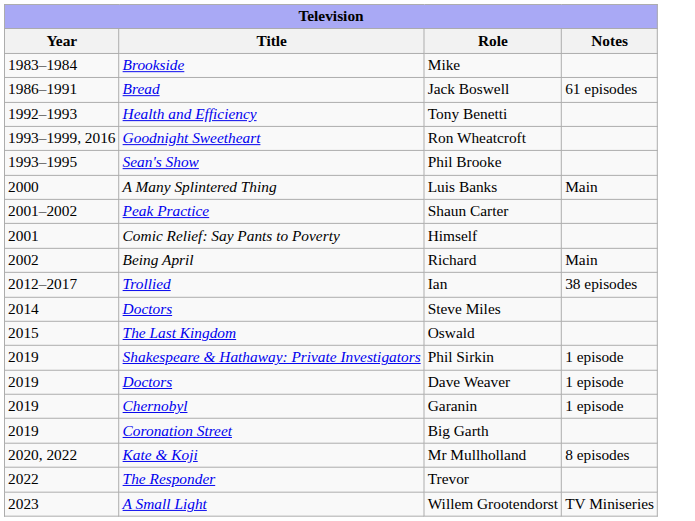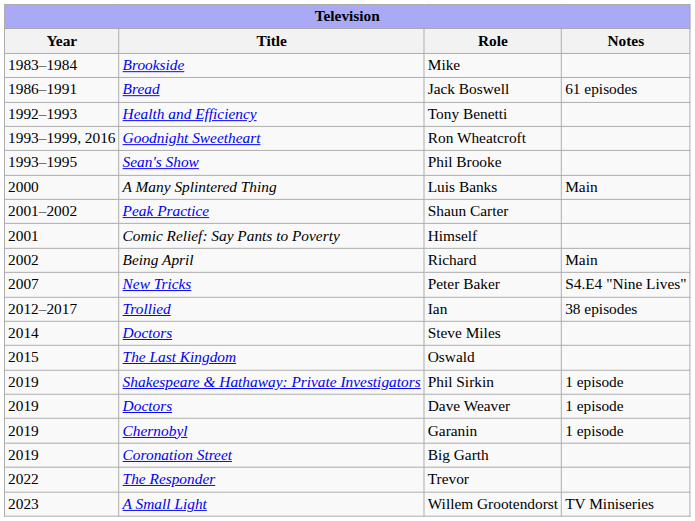+ row: (464, 284)
- row: (477, 455)
